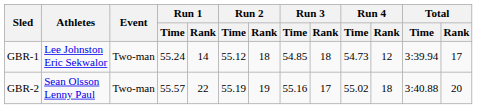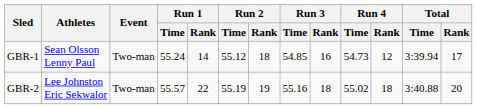(76, 57) Lee Johnston Eric Sekwalor -> (72, 57) Sean Olsson Lenny Paul
(325, 57) 18 -> (325, 57) 16
(72, 88) Sean Olsson Lenny Paul -> (76, 88) Lee Johnston Eric Sekwalor
(325, 88) 17 -> (325, 88) 18
